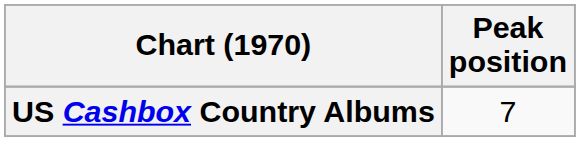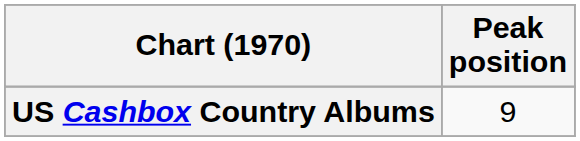(508, 111) 7 -> (508, 111) 9
